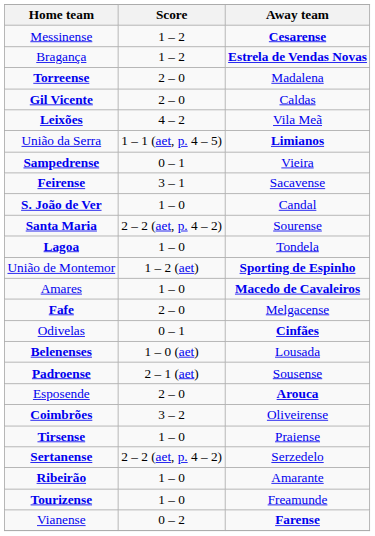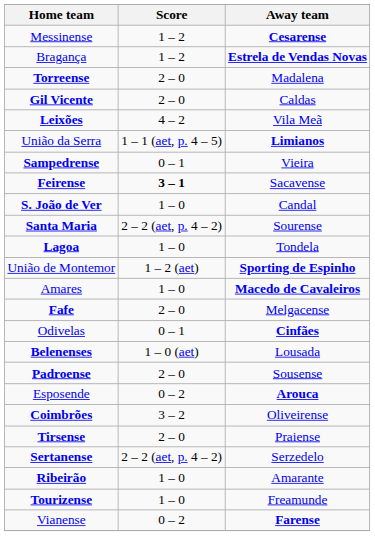(172, 183) normal -> (172, 183) bold
(172, 373) 2 – 1 (aet) -> (172, 373) 2 – 0
(172, 394) 2 – 0 -> (172, 394) 0 – 2
(172, 436) 1 – 0 -> (172, 436) 2 – 0
